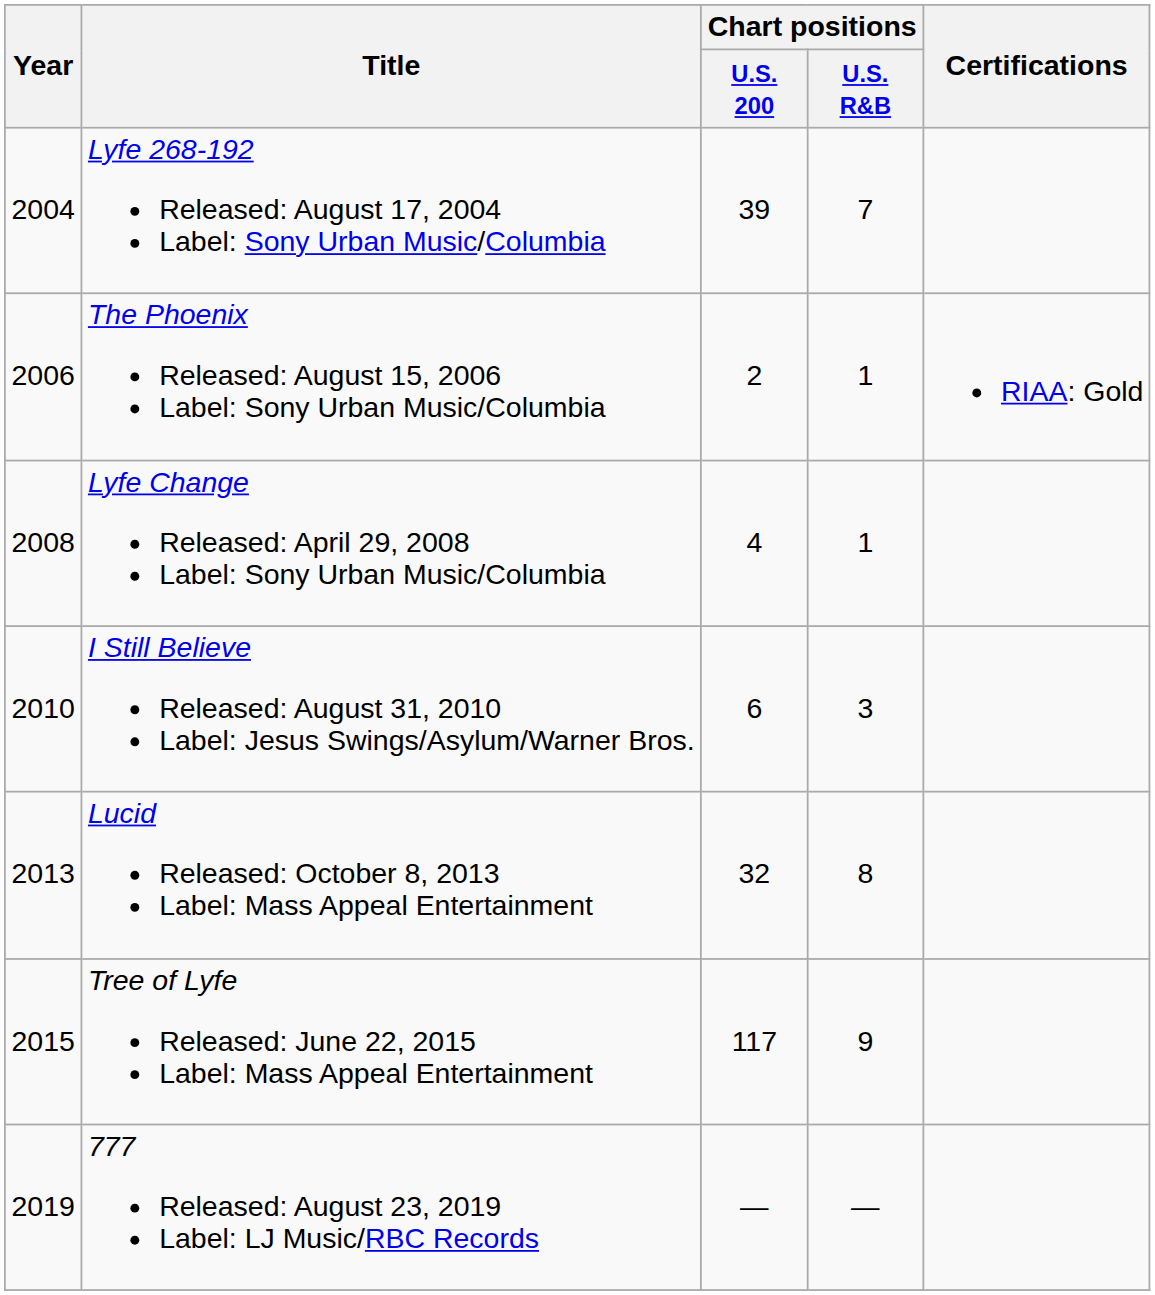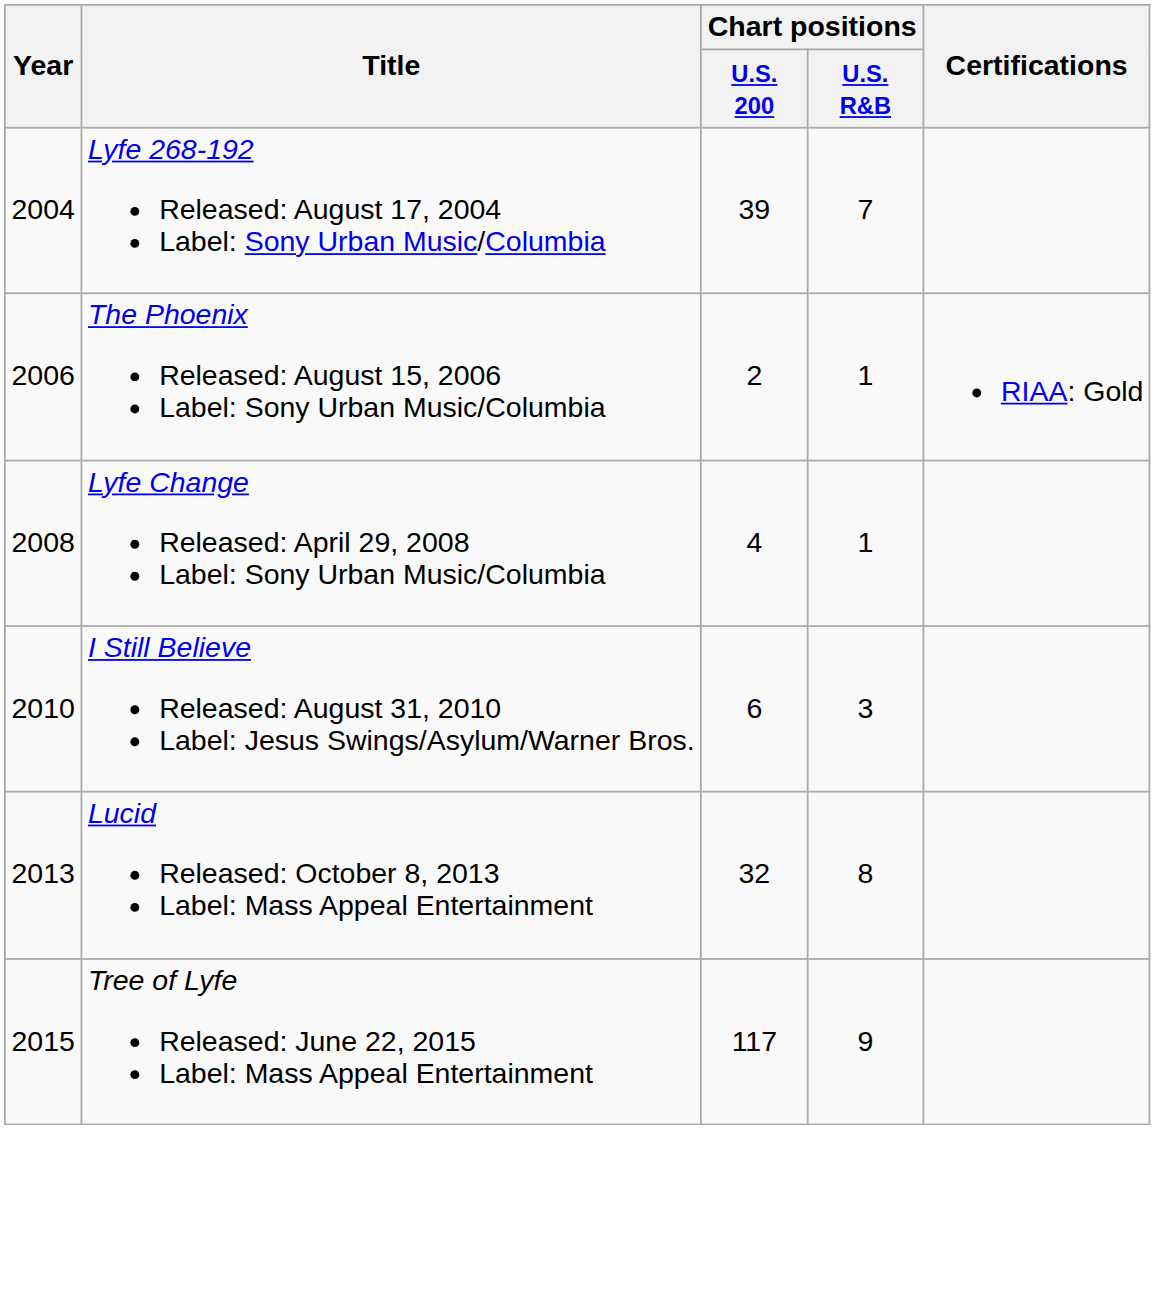- row: (391, 1193)
